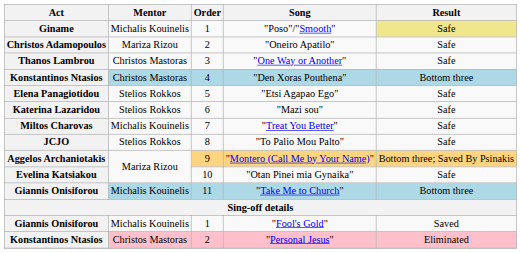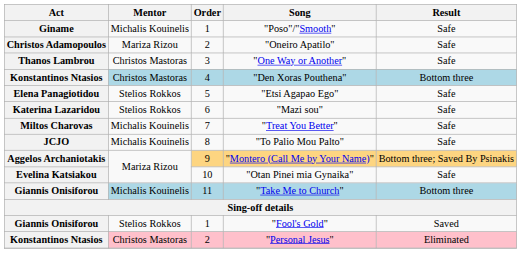(446, 28) khaki background -> (446, 28) no background
(150, 142) Stelios Rokkos -> (150, 142) Michalis Kouinelis
(150, 223) Michalis Kouinelis -> (150, 223) Stelios Rokkos
